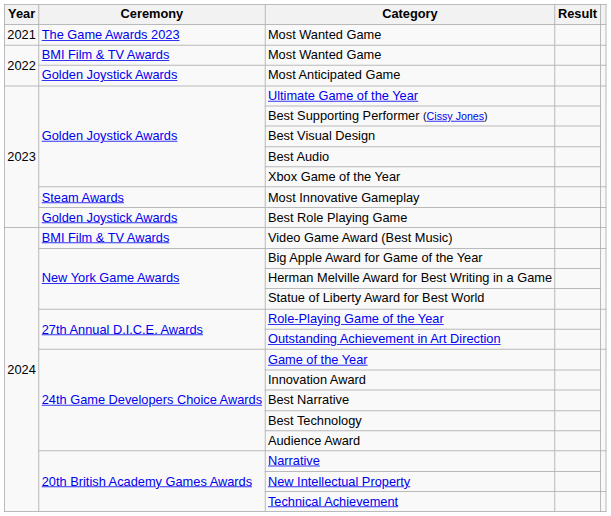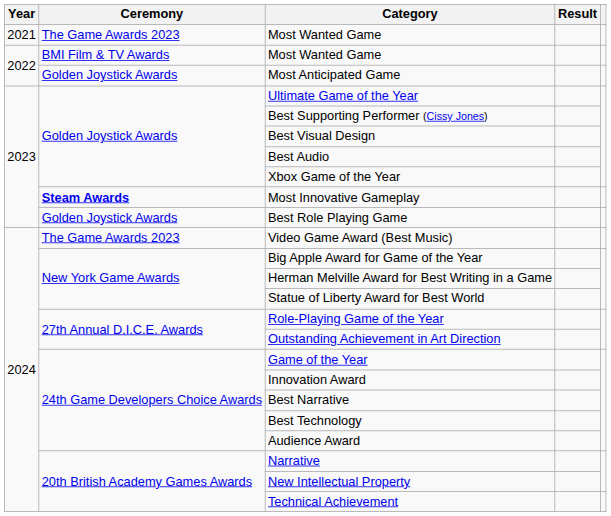(83, 197) normal -> (85, 197) bold
(106, 237) BMI Film & TV Awards -> (111, 237) The Game Awards 2023
